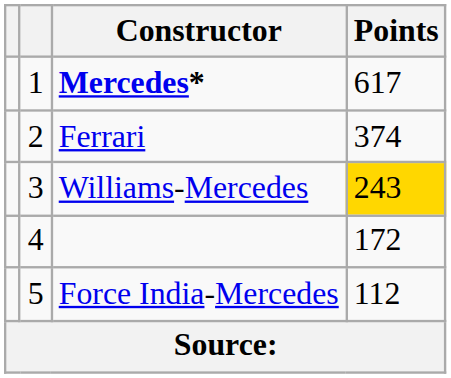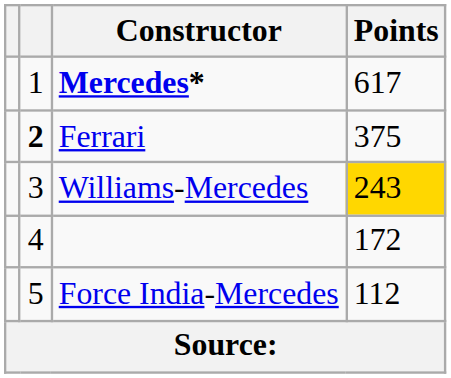(36, 135) normal -> (36, 135) bold
(378, 135) 374 -> (378, 135) 375
